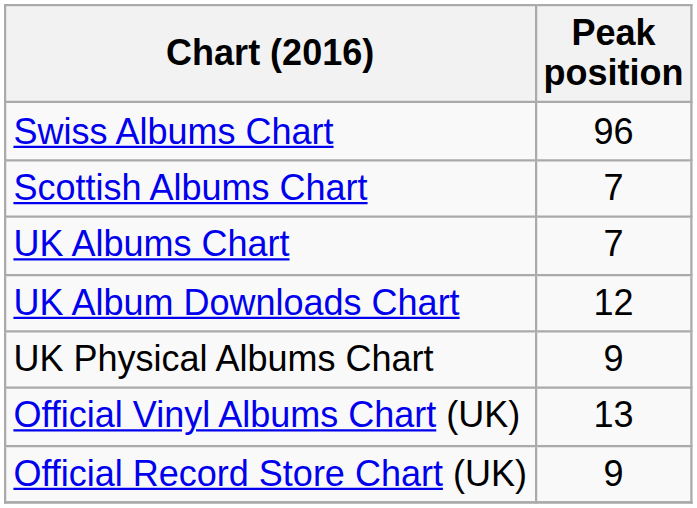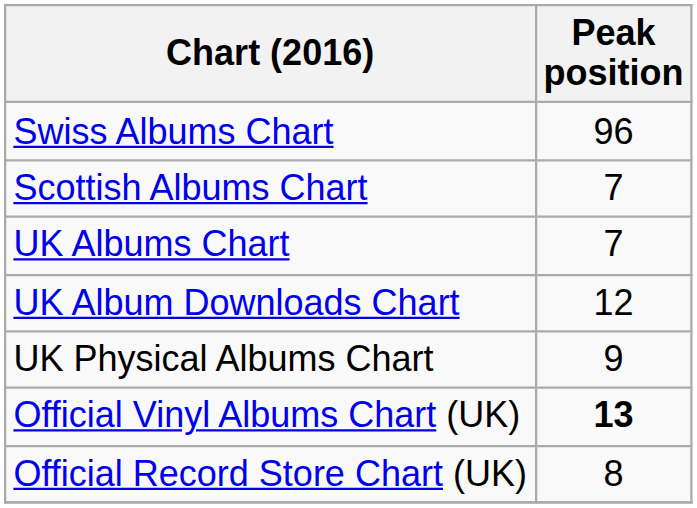(613, 416) normal -> (613, 416) bold
(614, 473) 9 -> (614, 473) 8
